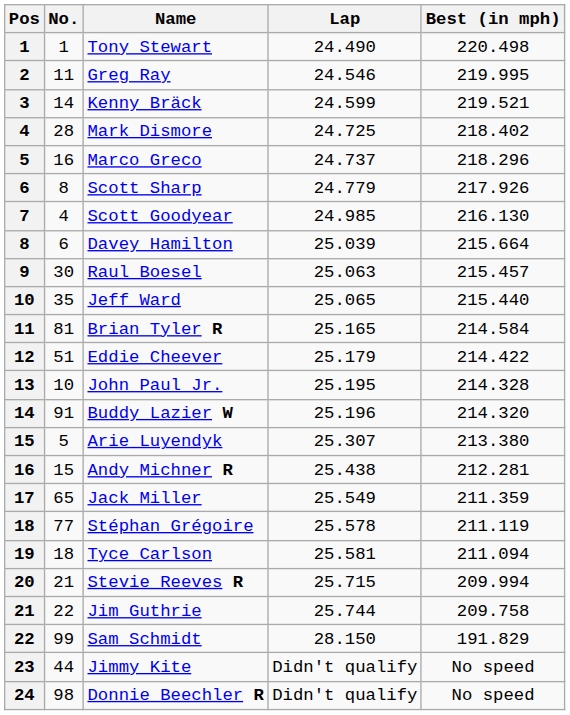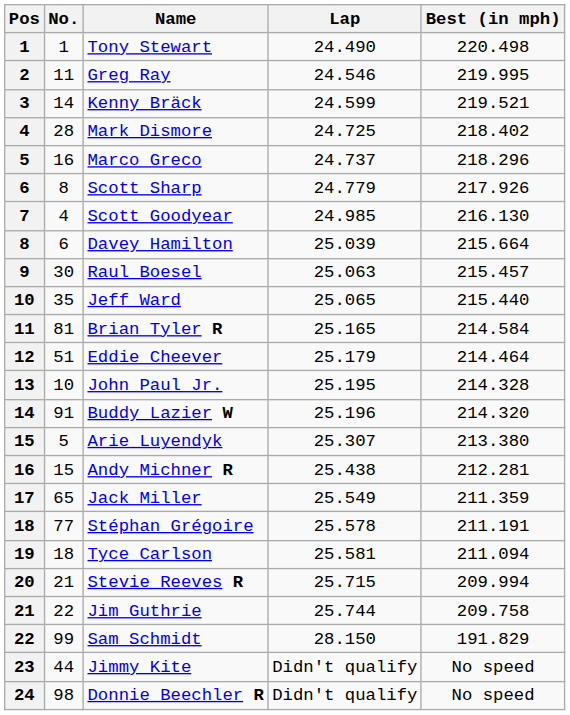(493, 357) 214.422 -> (493, 357) 214.464
(493, 526) 211.119 -> (493, 526) 211.191
